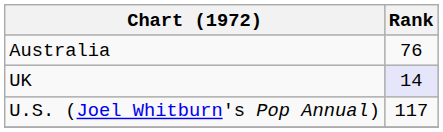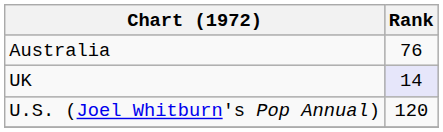(411, 112) 117 -> (411, 112) 120
